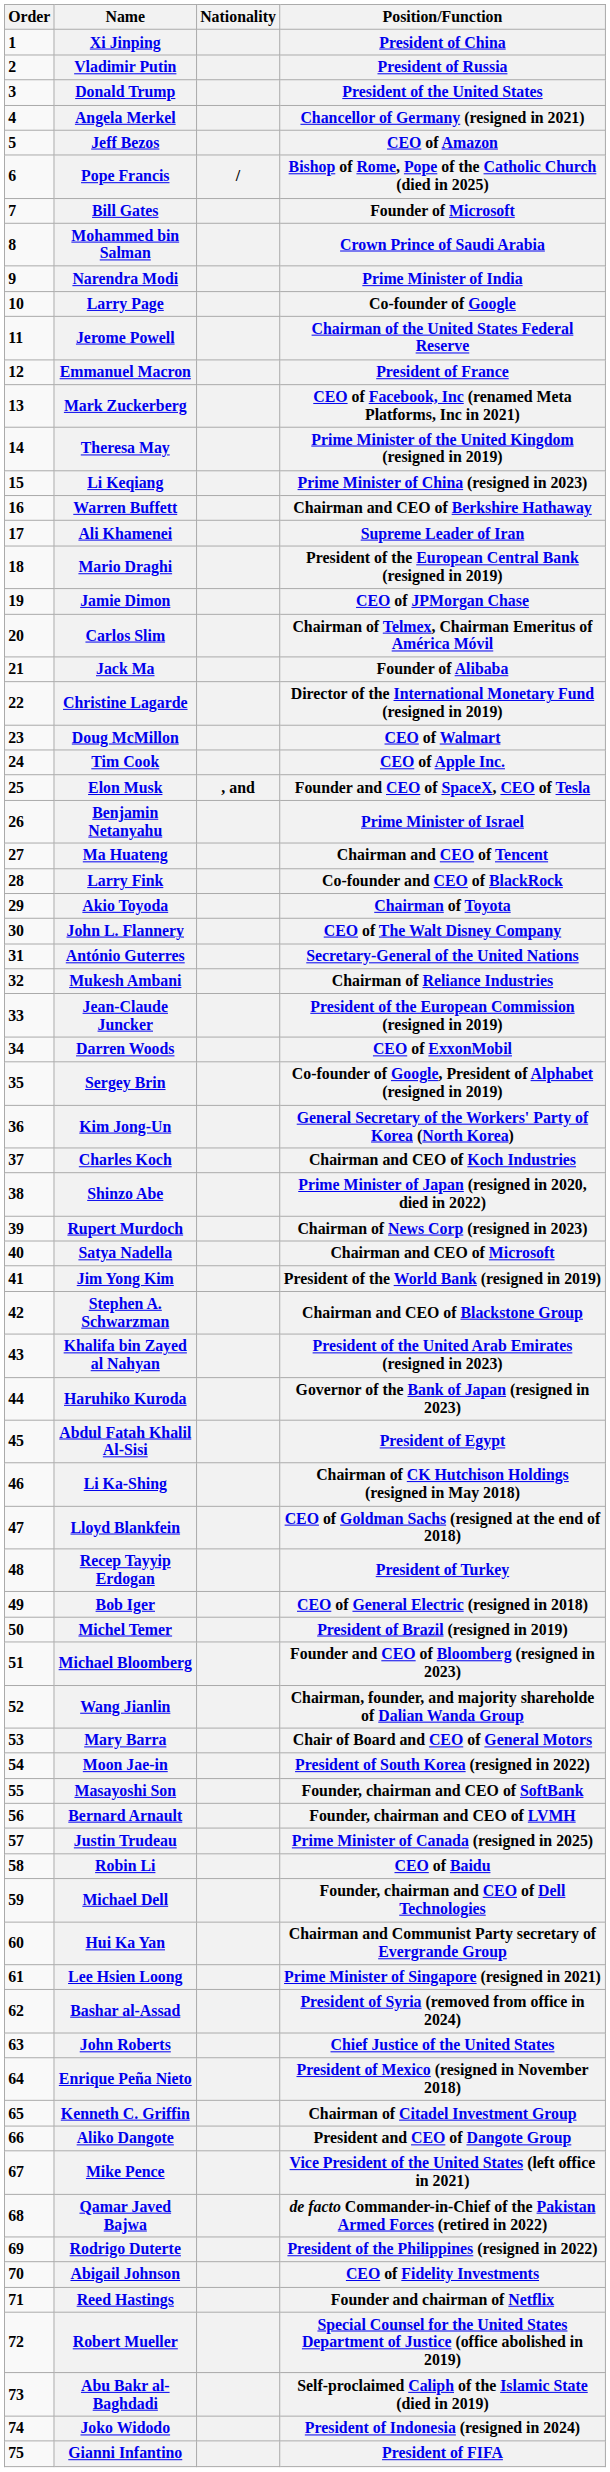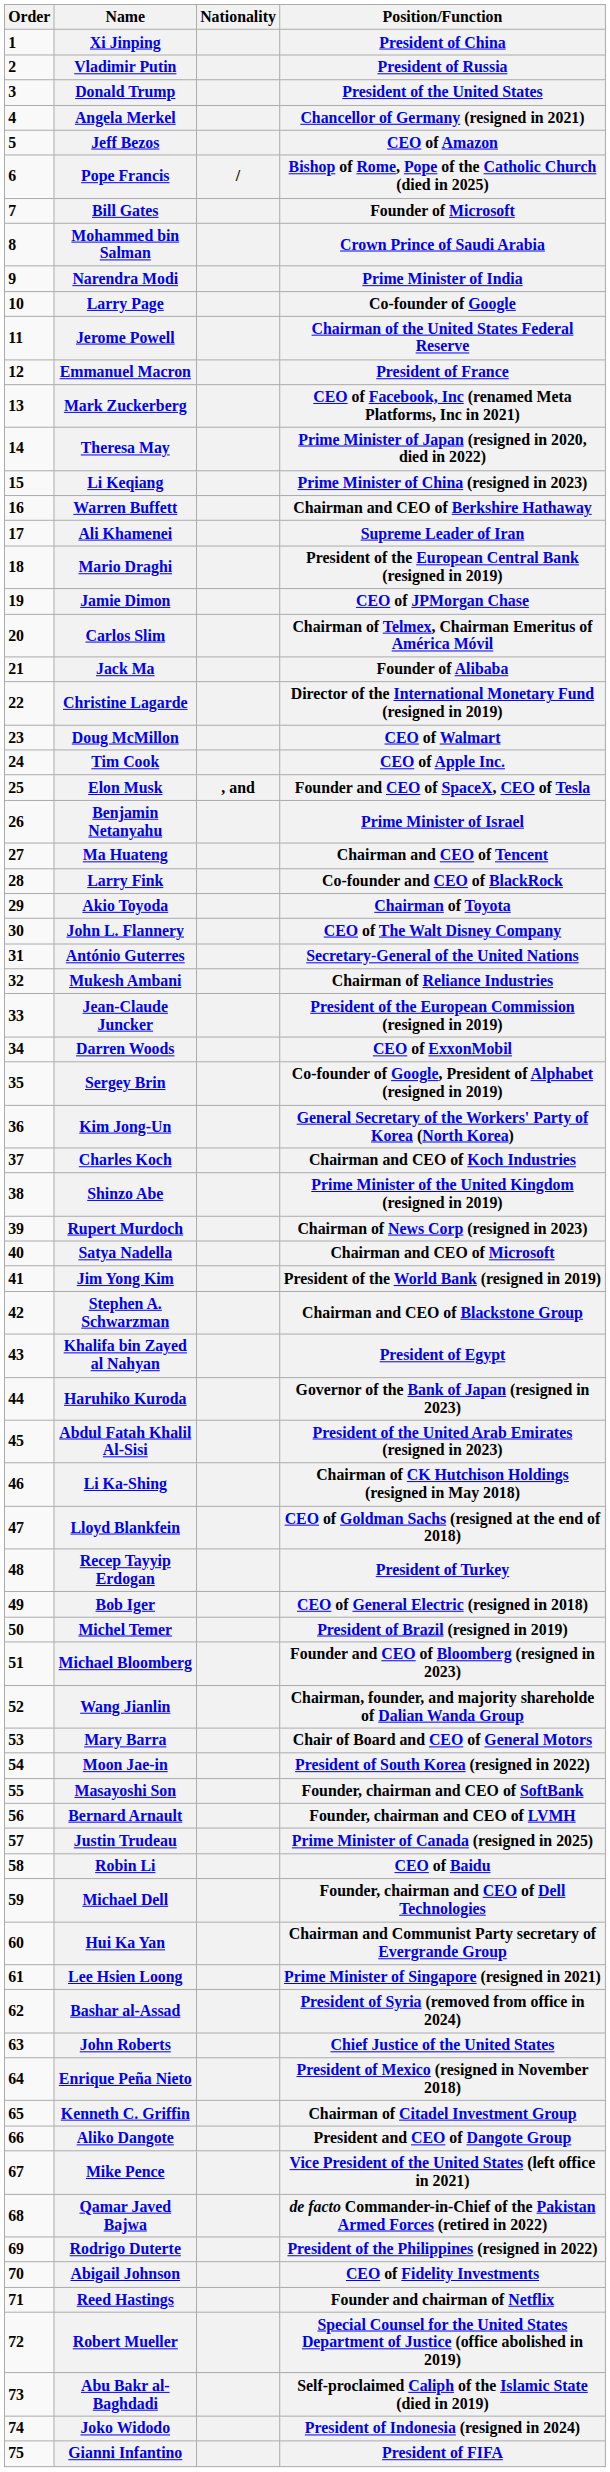(442, 448) Prime Minister of the United Kingdom (resigned in 2019) -> (442, 448) Prime Minister of Japan (resigned in 2020, died in 2022)
(442, 1194) Prime Minister of Japan (resigned in 2020, died in 2022) -> (442, 1194) Prime Minister of the United Kingdom (resigned in 2019)
(442, 1355) President of the United Arab Emirates (resigned in 2023) -> (442, 1355) President of Egypt
(442, 1441) President of Egypt -> (442, 1441) President of the United Arab Emirates (resigned in 2023)
